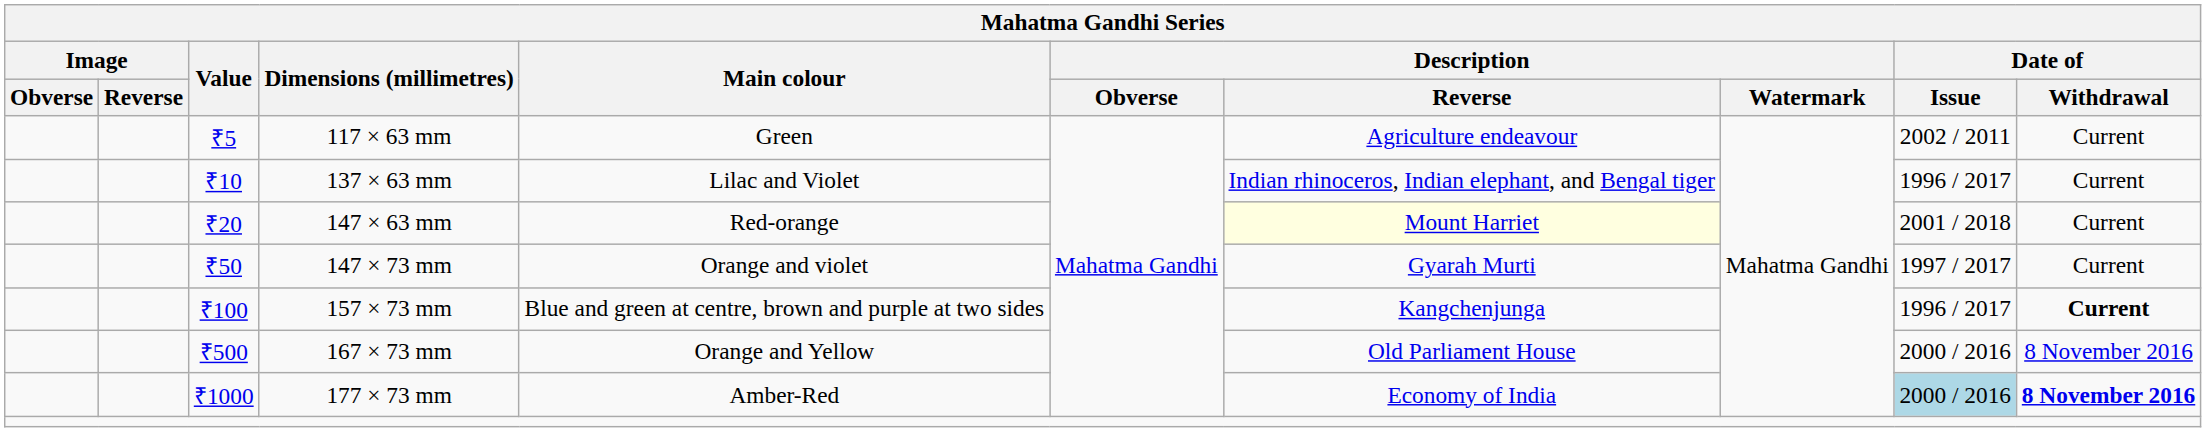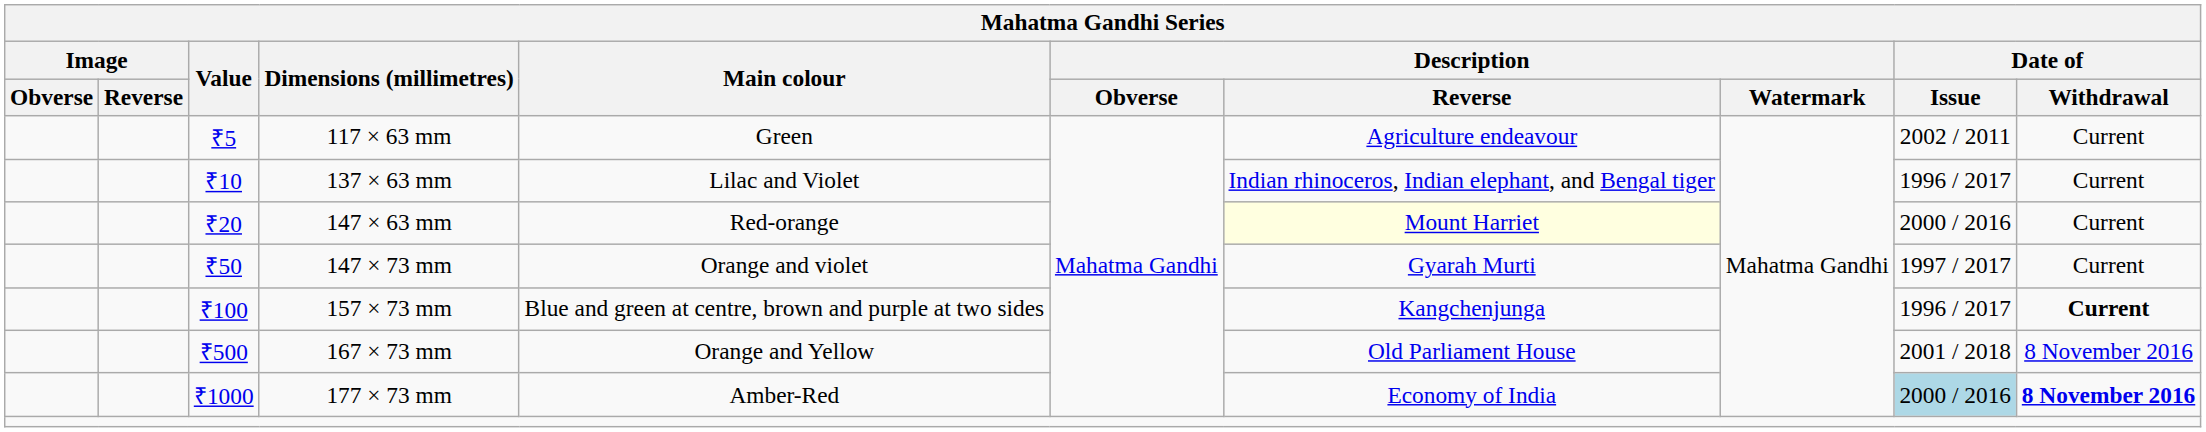(1955, 222) 2001 / 2018 -> (1955, 222) 2000 / 2016
(1955, 351) 2000 / 2016 -> (1955, 351) 2001 / 2018
